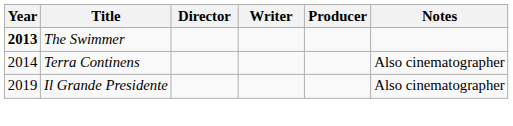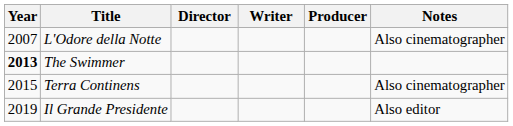+ row: (103, 39)
(23, 62) 2014 -> (23, 86) 2015
(440, 86) Also cinematographer -> (407, 109) Also editor
